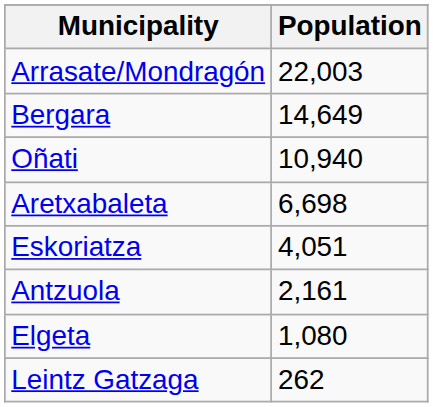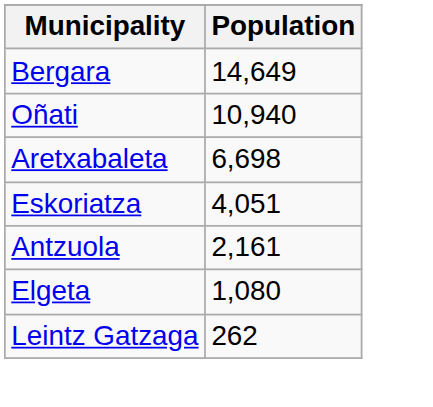- row: (138, 70)
